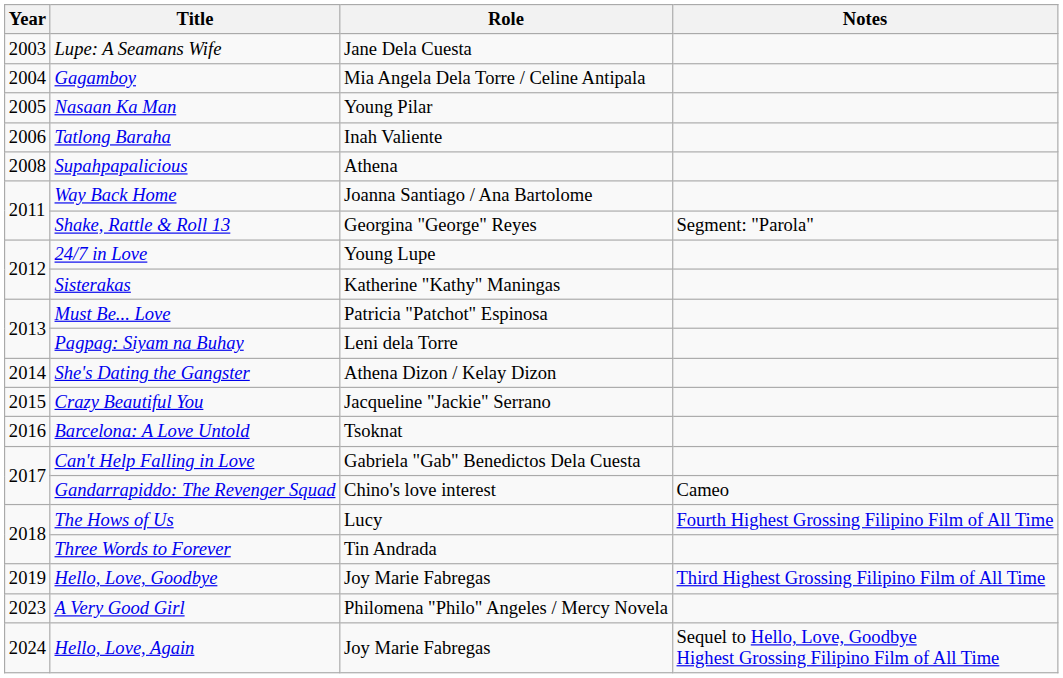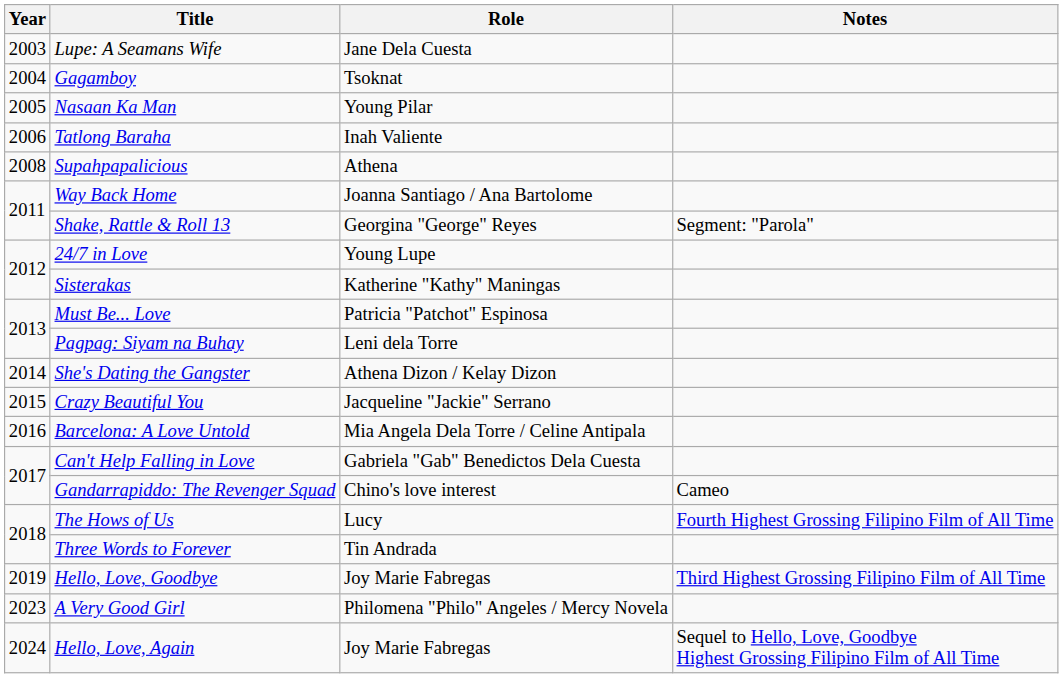(495, 78) Mia Angela Dela Torre / Celine Antipala -> (373, 78) Tsoknat
(373, 431) Tsoknat -> (495, 431) Mia Angela Dela Torre / Celine Antipala
